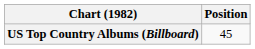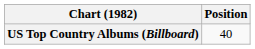(226, 34) 45 -> (226, 34) 40
